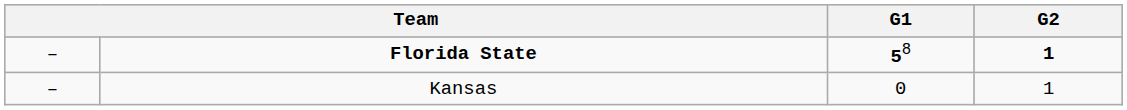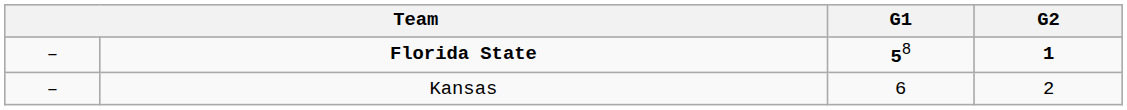(901, 88) 0 -> (901, 88) 6
(1049, 88) 1 -> (1049, 88) 2
